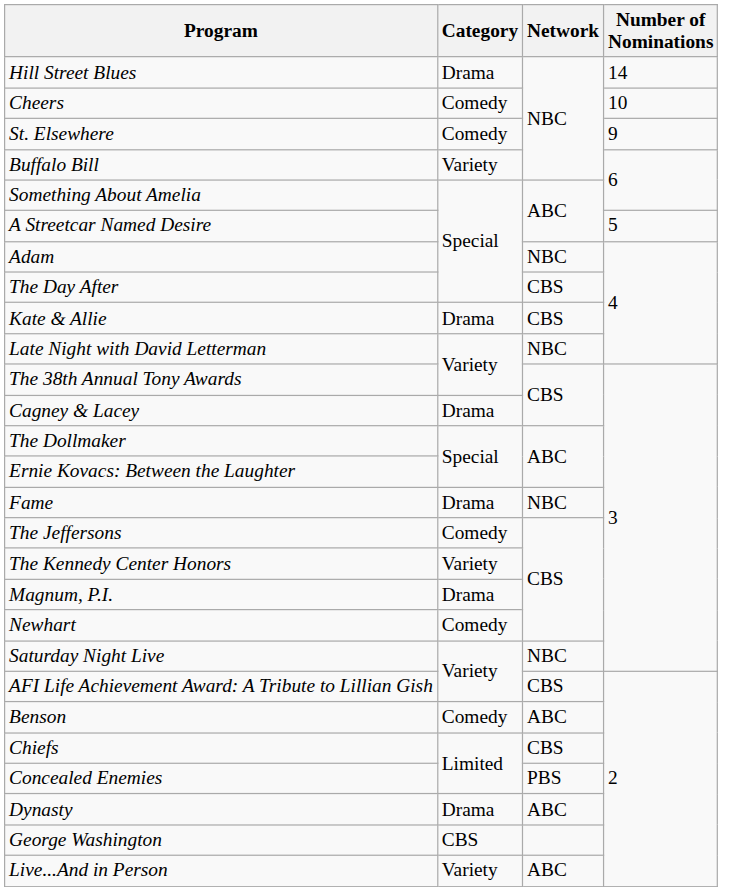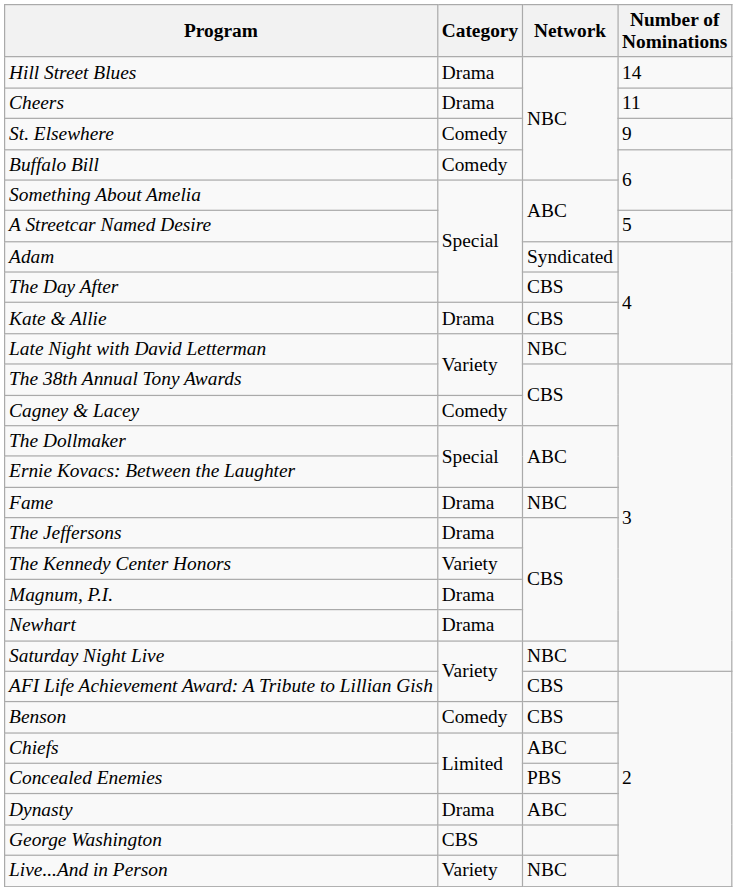(475, 103) Comedy -> (468, 103) Drama
(618, 103) 10 -> (631, 103) 11
(470, 164) Variety -> (475, 164) Comedy
(547, 256) NBC -> (570, 256) Syndicated
(468, 410) Drama -> (475, 410) Comedy
(475, 532) Comedy -> (468, 532) Drama
(475, 625) Comedy -> (468, 625) Drama
(547, 717) ABC -> (545, 717) CBS
(545, 747) CBS -> (547, 747) ABC
(547, 870) ABC -> (547, 870) NBC
